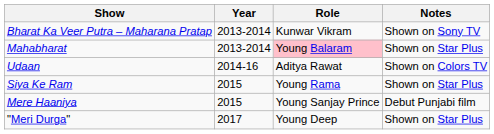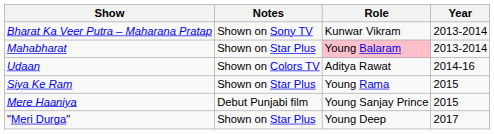columns swapped: (244, 13) <-> (436, 13)
